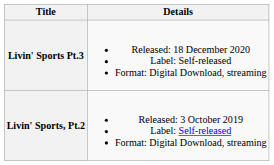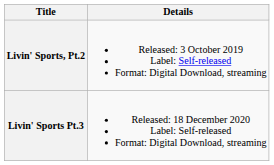rows swapped: (46, 125) <-> (46, 55)
